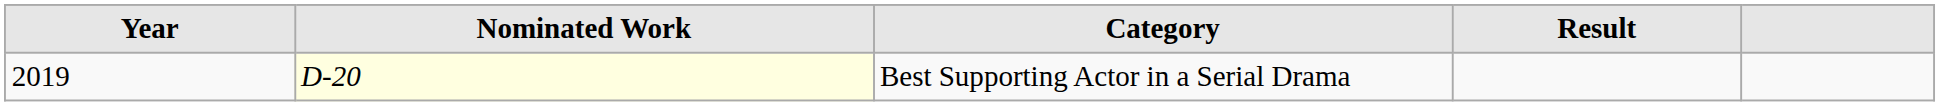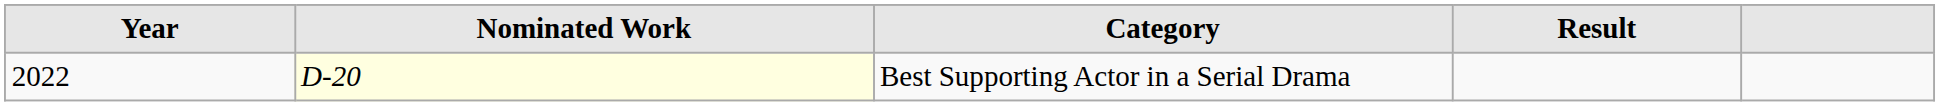(41, 76) 2019 -> (41, 76) 2022
